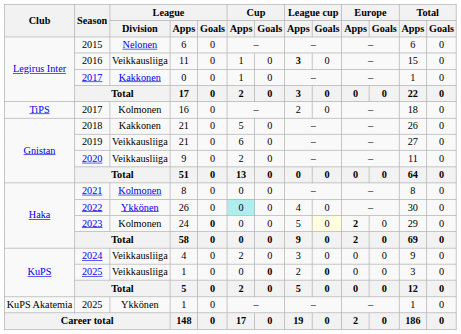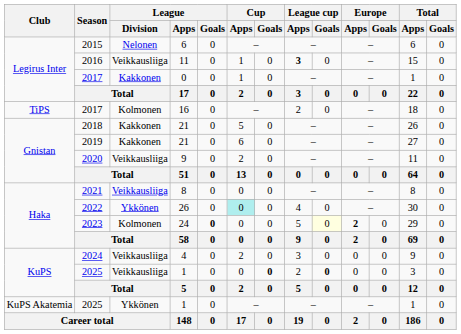(140, 142) Veikkausliiga -> (140, 142) Kakkonen
(140, 191) Kolmonen -> (140, 191) Veikkausliiga
